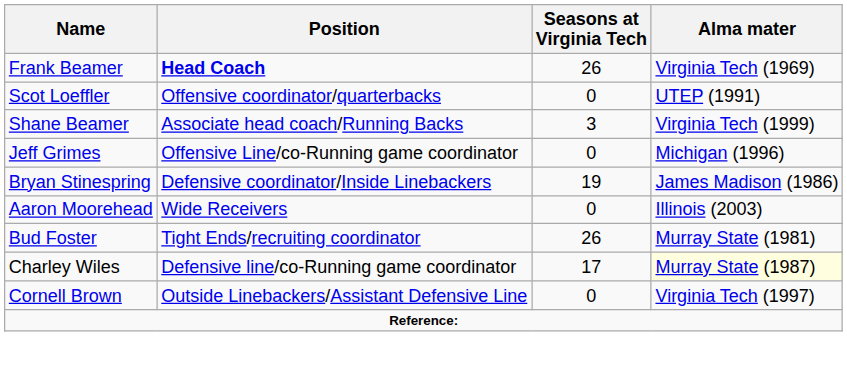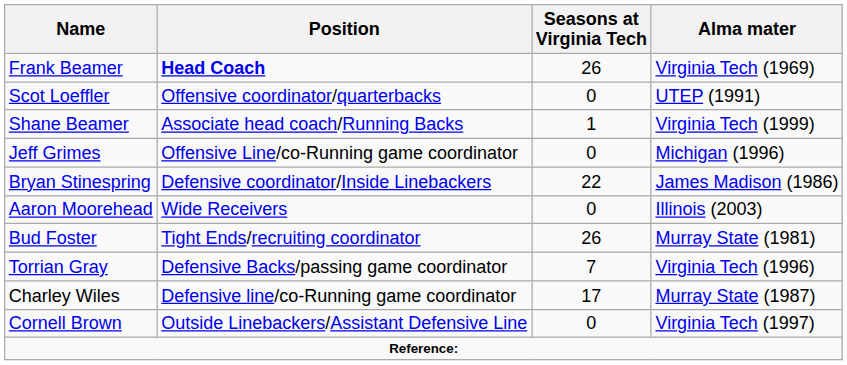(591, 125) 3 -> (591, 125) 1
(591, 181) 19 -> (591, 181) 22
+ row: (58, 267)
(735, 267) lightyellow background -> (735, 295) no background
